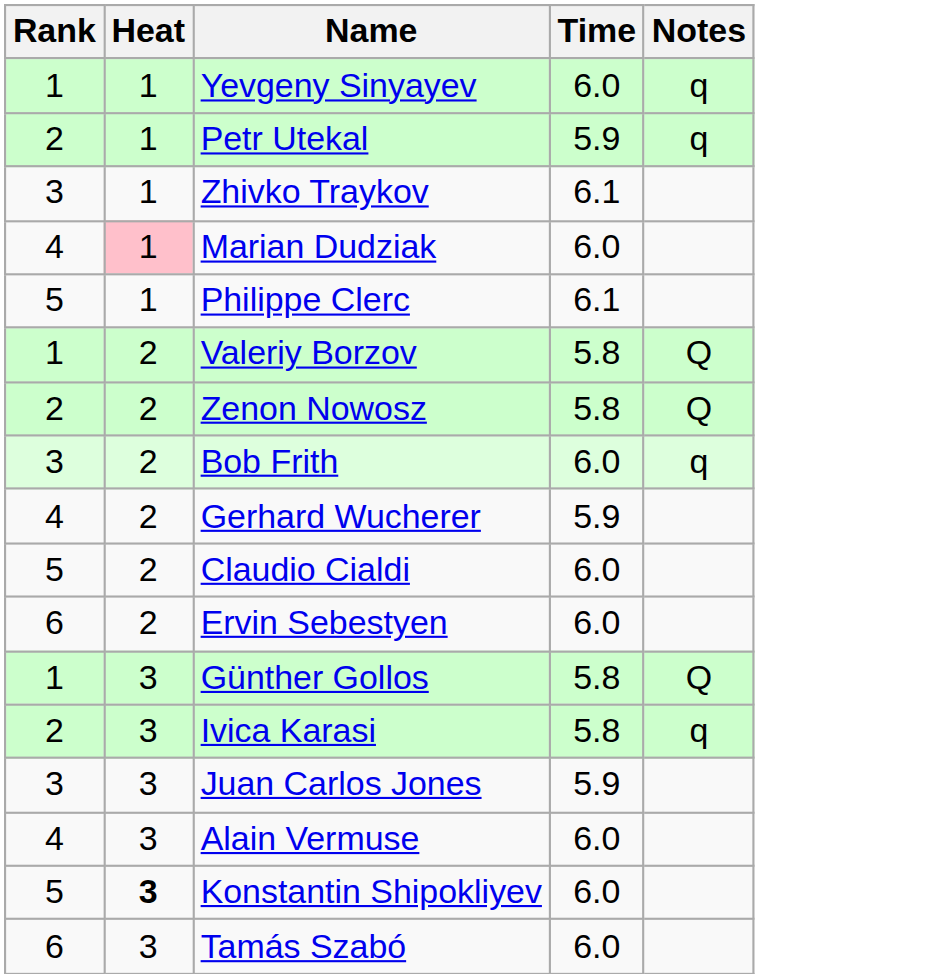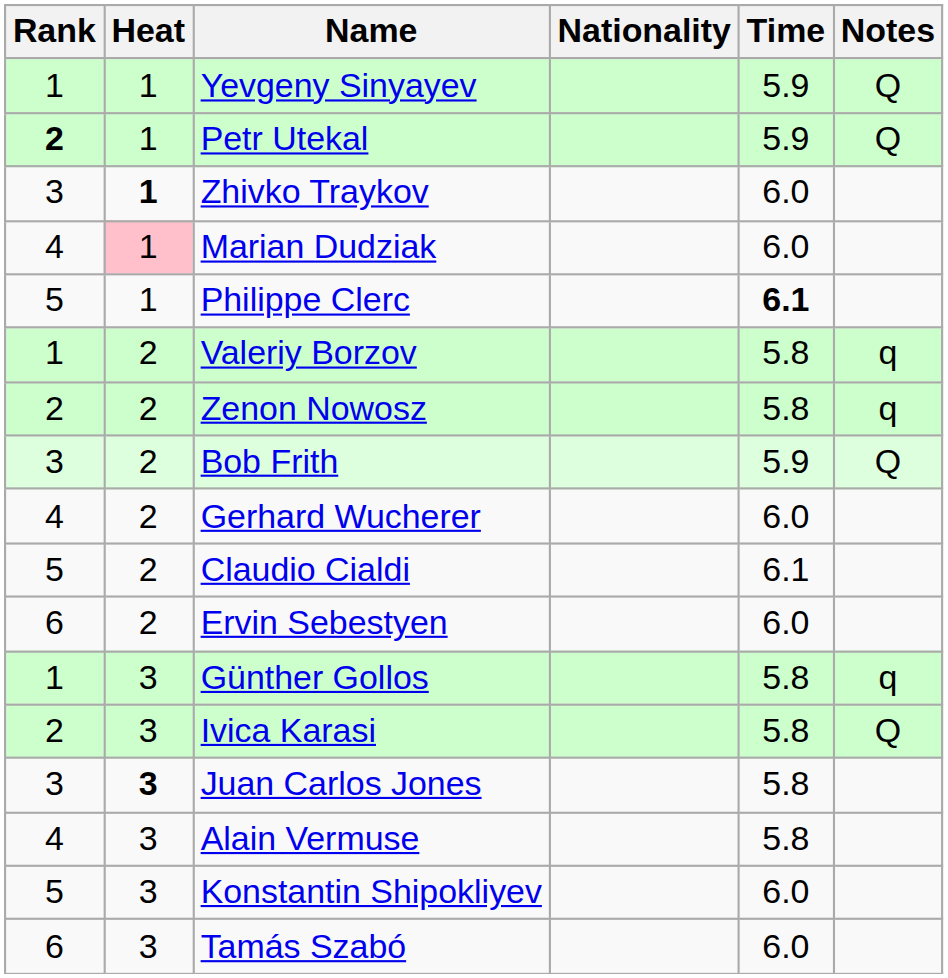+ column: (644, 31)
(597, 85) 6.0 -> (786, 85) 5.9
(699, 85) q -> (888, 85) Q
(54, 138) normal -> (54, 138) bold
(699, 138) q -> (888, 138) Q
(148, 192) normal -> (148, 192) bold
(597, 192) 6.1 -> (786, 192) 6.0
(597, 300) normal -> (786, 300) bold
(699, 354) Q -> (888, 354) q
(699, 407) Q -> (888, 407) q
(597, 461) 6.0 -> (786, 461) 5.9
(699, 461) q -> (888, 461) Q
(597, 515) 5.9 -> (786, 515) 6.0
(597, 569) 6.0 -> (786, 569) 6.1
(699, 676) Q -> (888, 676) q
(699, 730) q -> (888, 730) Q
(148, 784) normal -> (148, 784) bold
(597, 784) 5.9 -> (786, 784) 5.8
(597, 838) 6.0 -> (786, 838) 5.8
(148, 892) bold -> (148, 892) normal
